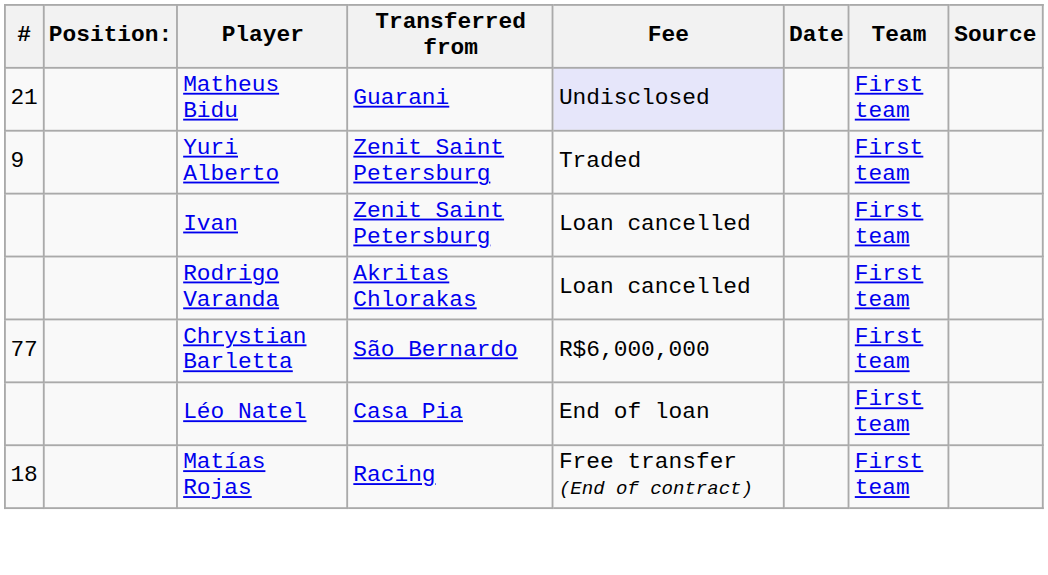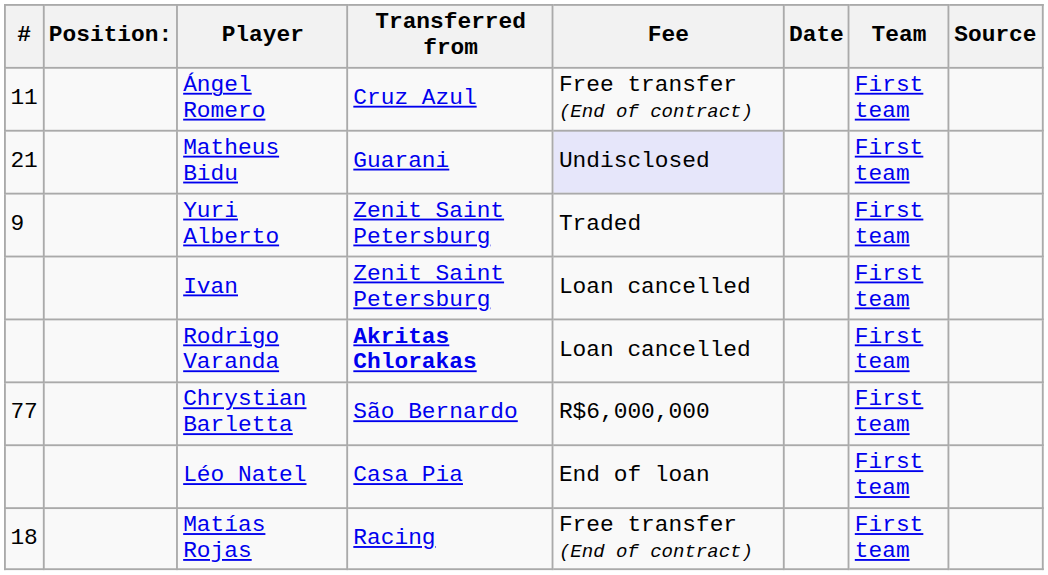+ row: (224, 99)
(415, 288) normal -> (415, 351) bold
